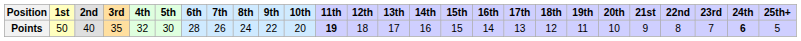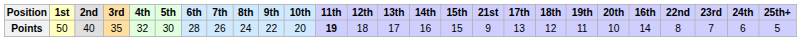columns swapped: (488, 12) <-> (645, 12)
(743, 28) bold -> (743, 28) normal
